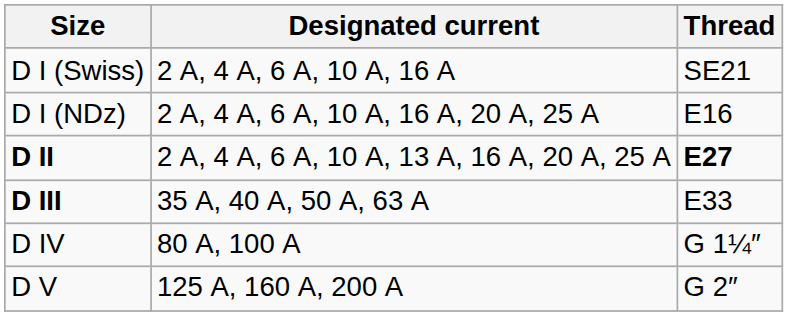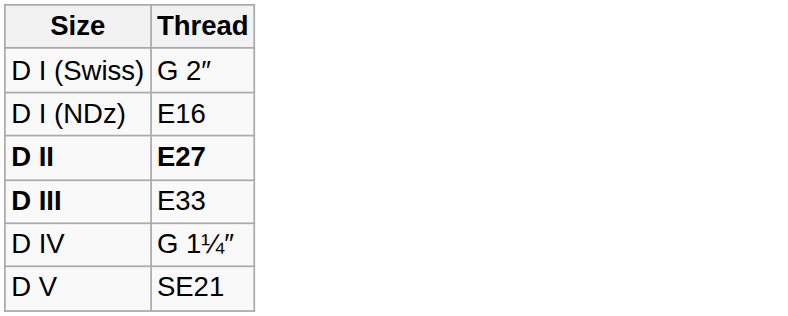- column: (414, 26)
(717, 69) SE21 -> (184, 69) G 2″
(711, 288) G 2″ -> (191, 288) SE21
